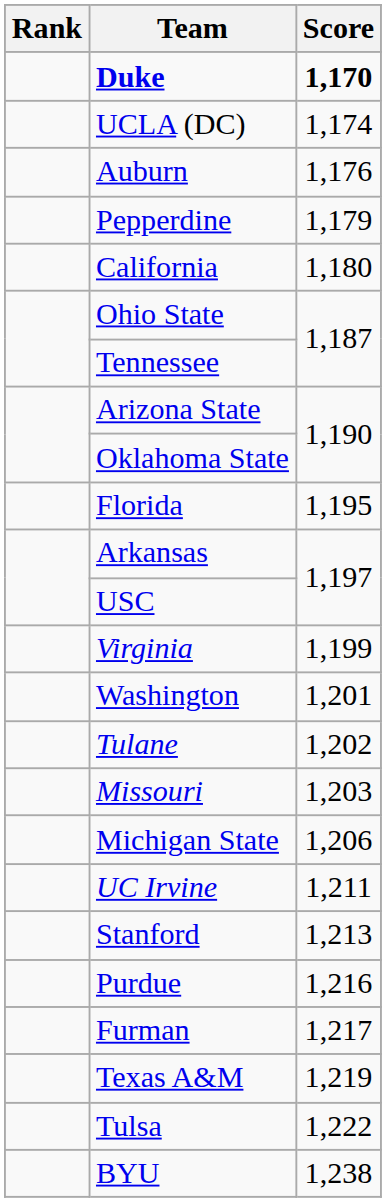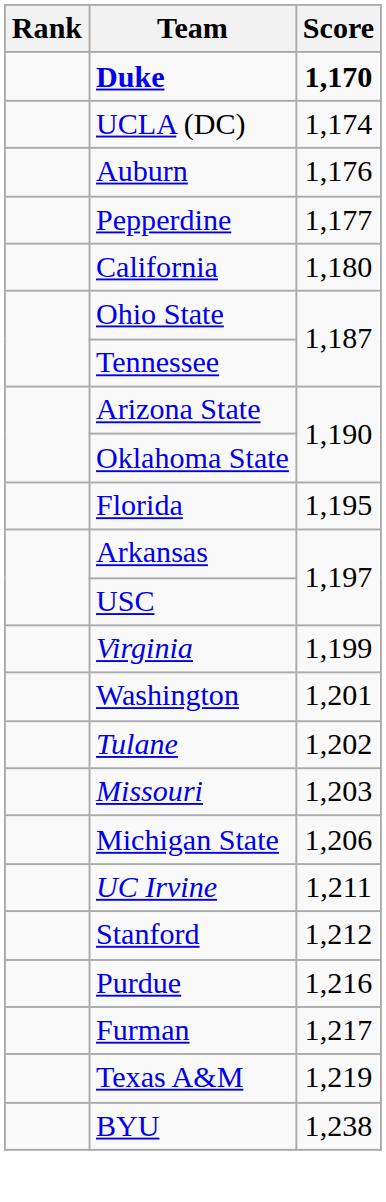(338, 219) 1,179 -> (338, 219) 1,177
(338, 934) 1,213 -> (338, 934) 1,212
- row: (129, 1125)
